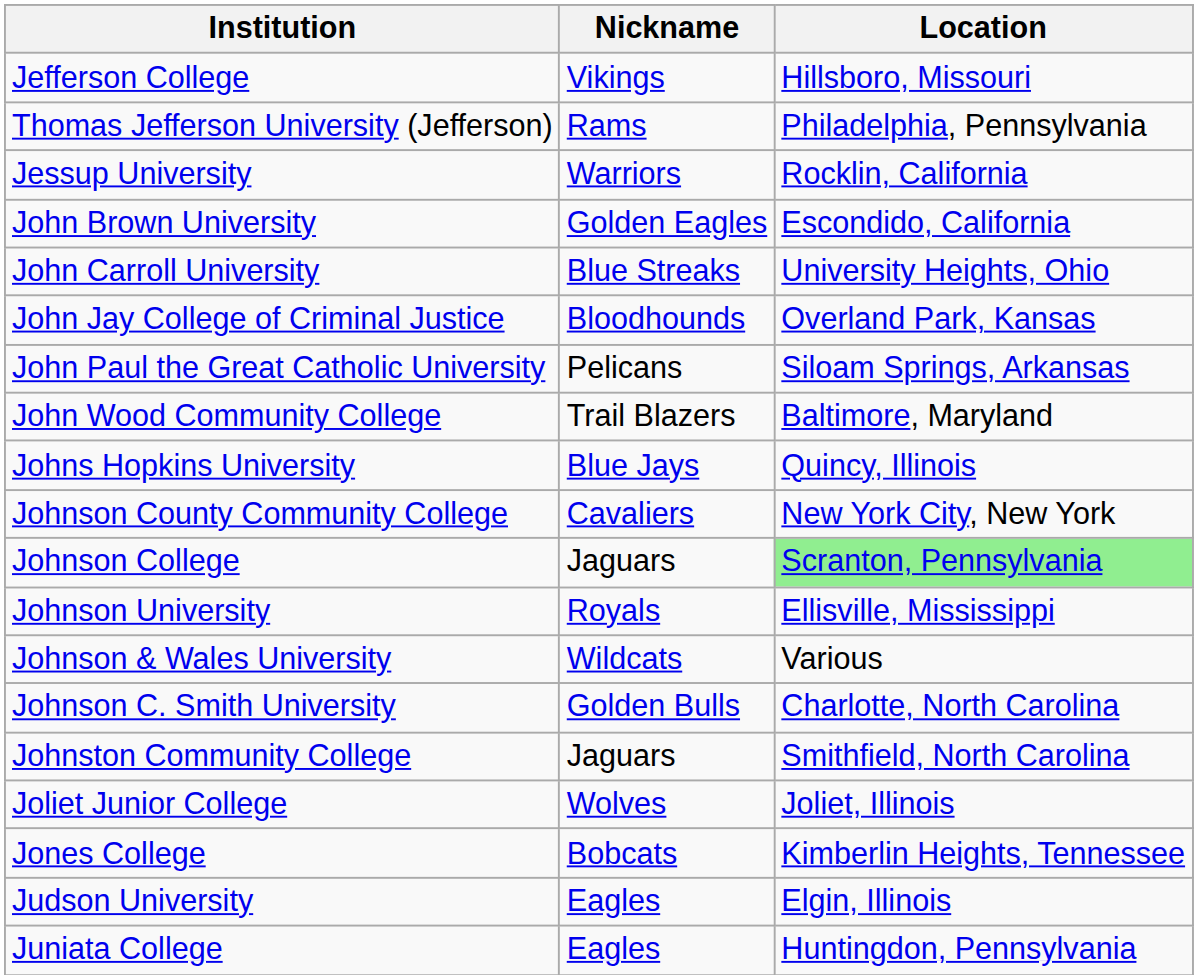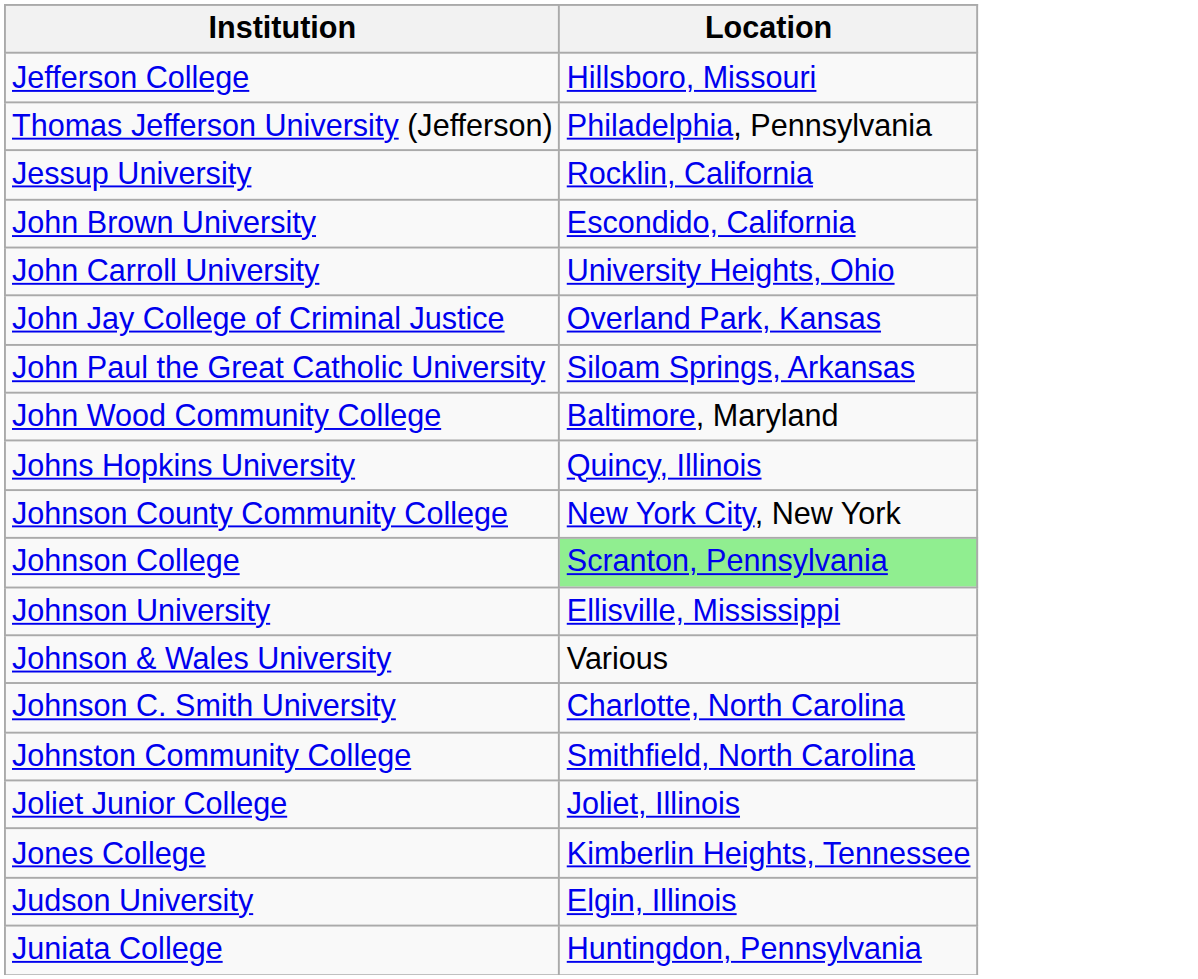- column: (667, 28)
